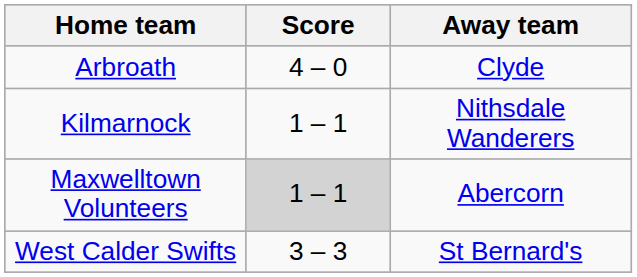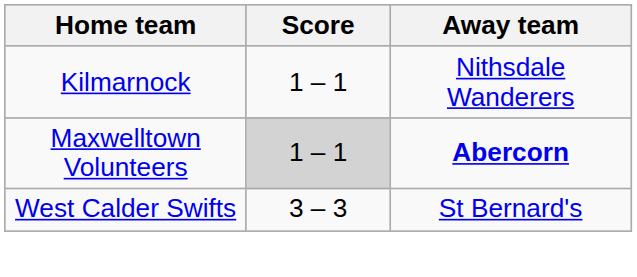- row: (126, 66)
(511, 194) normal -> (511, 152) bold
